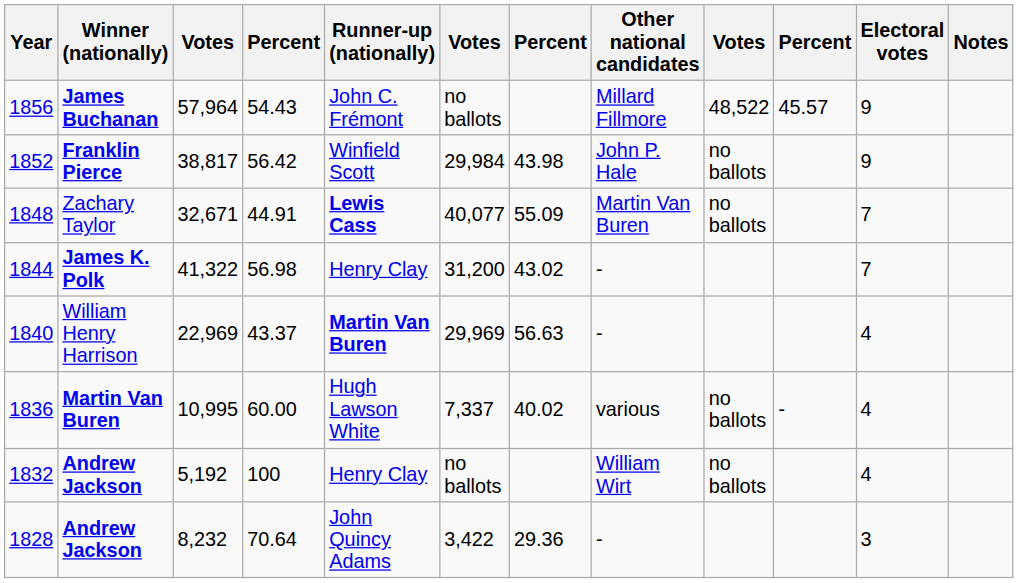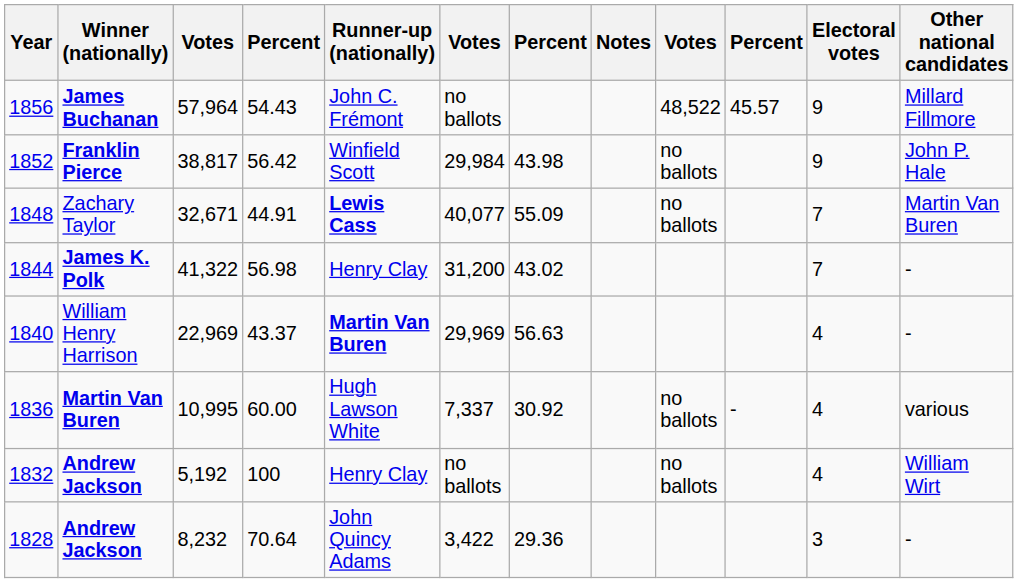columns swapped: (648, 42) <-> (981, 42)
(539, 409) 40.02 -> (539, 409) 30.92
